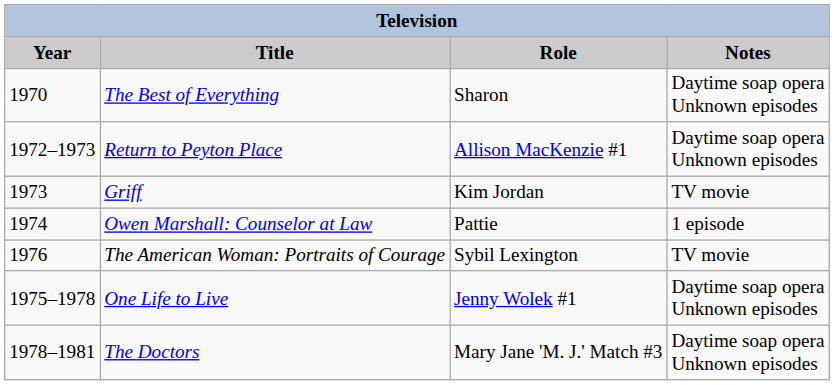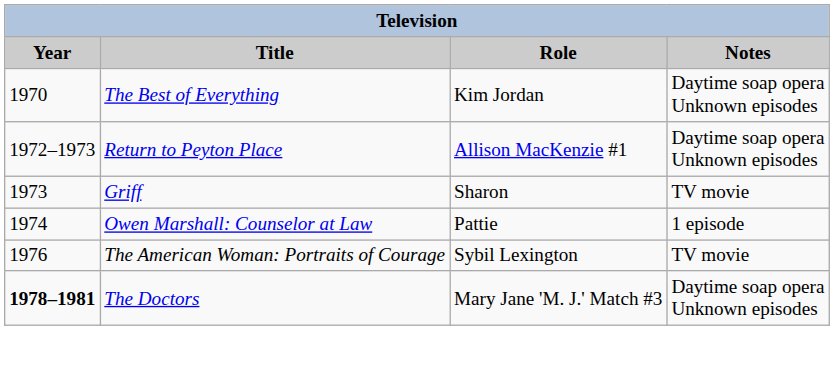(481, 95) Sharon -> (499, 95) Kim Jordan
(499, 192) Kim Jordan -> (481, 192) Sharon
- row: (166, 298)
(52, 352) normal -> (52, 298) bold
